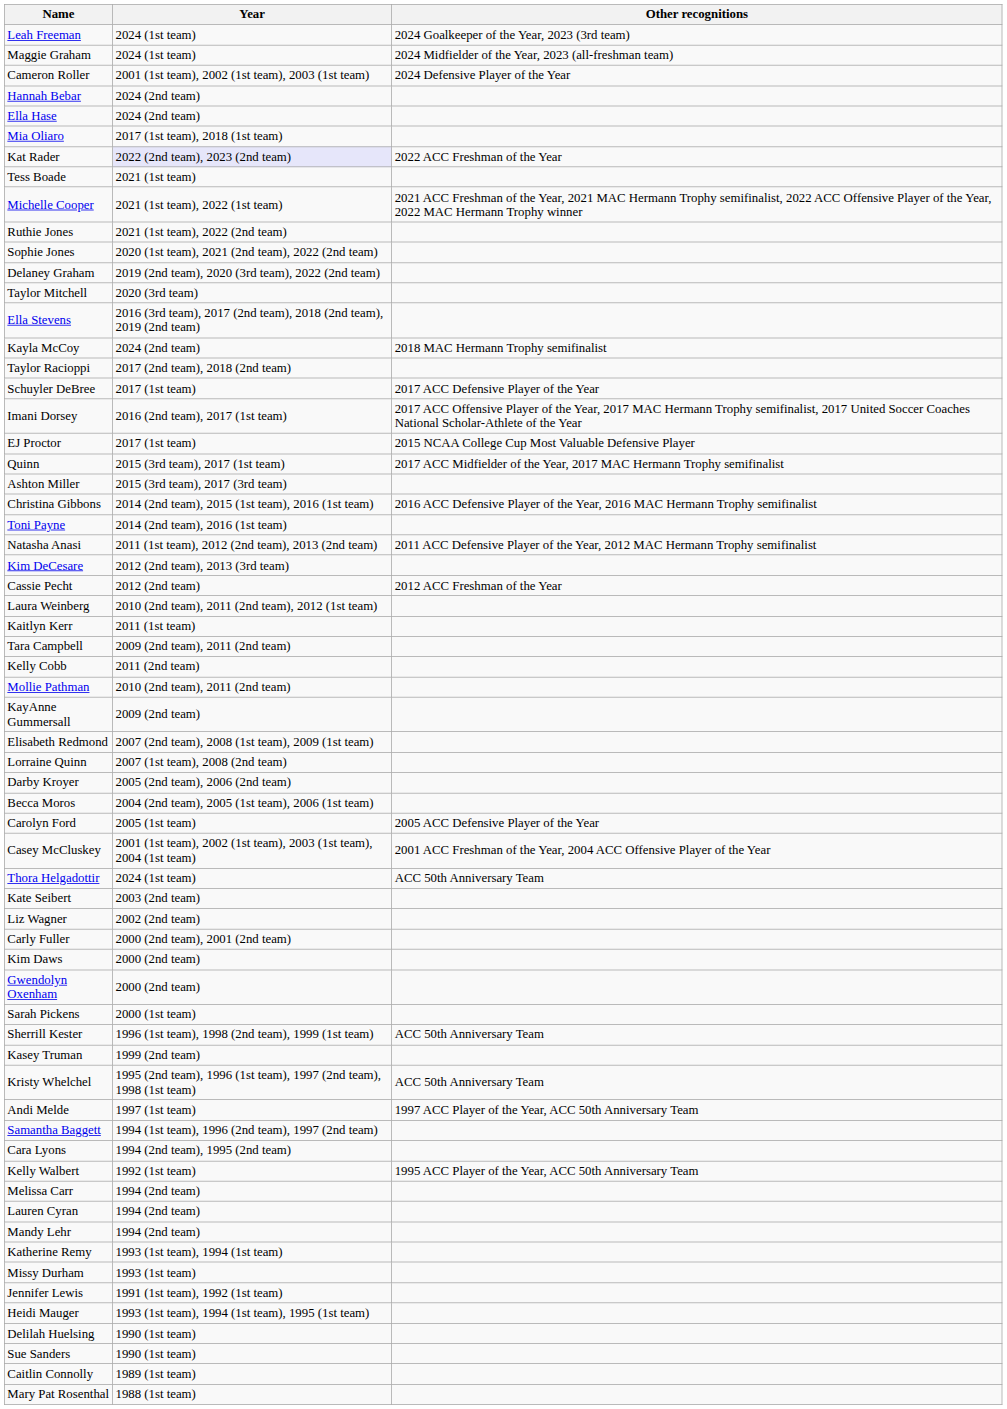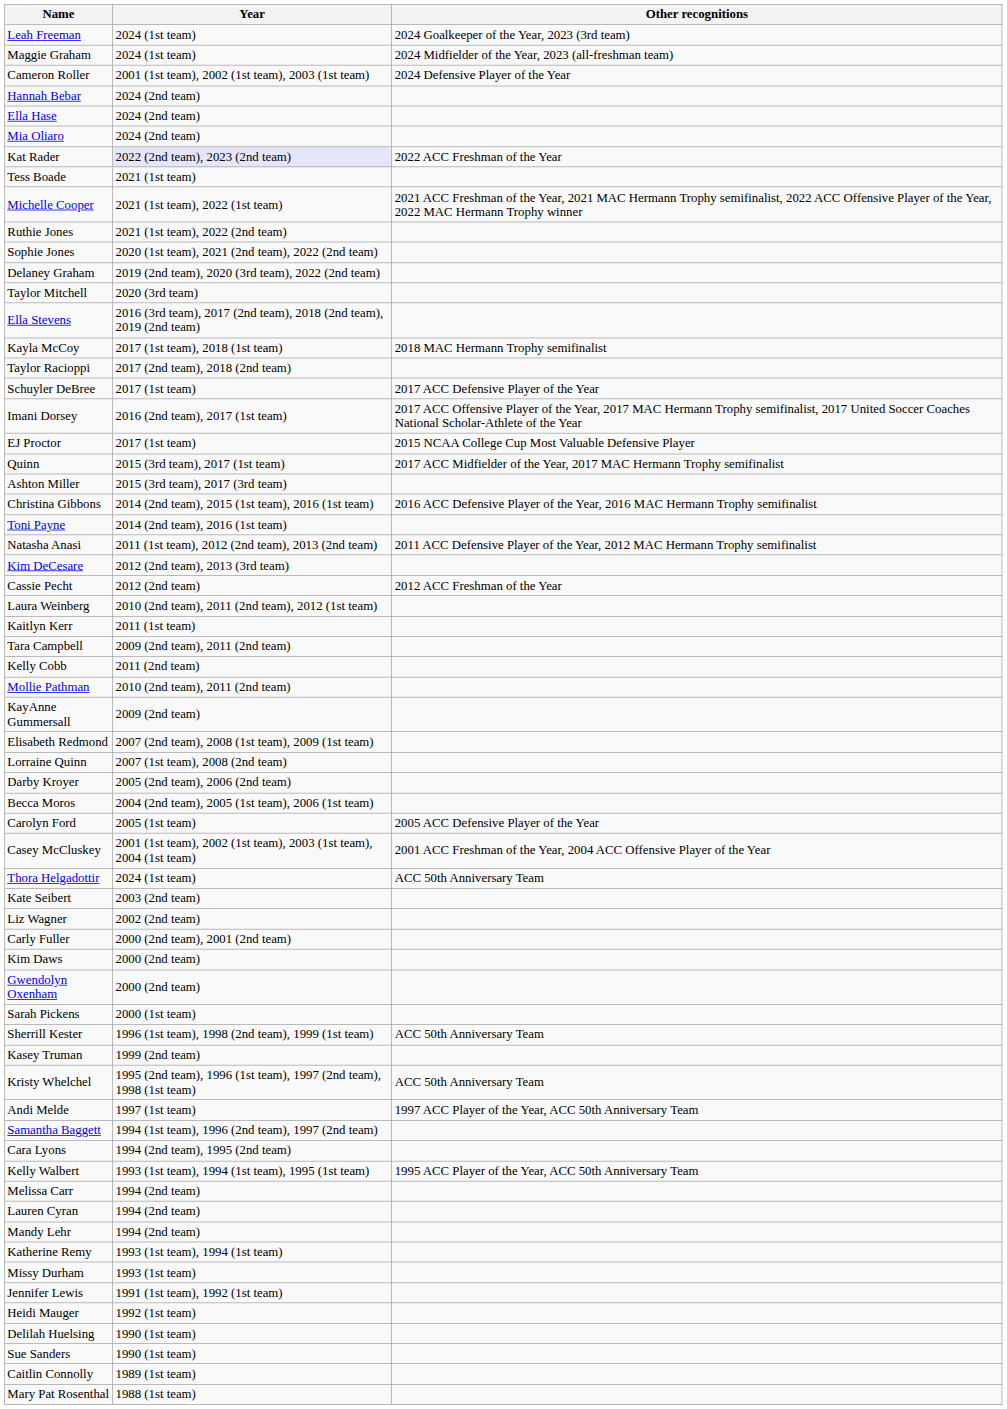(199, 136) 2017 (1st team), 2018 (1st team) -> (158, 136) 2024 (2nd team)
(158, 347) 2024 (2nd team) -> (199, 347) 2017 (1st team), 2018 (1st team)
(156, 1171) 1992 (1st team) -> (242, 1171) 1993 (1st team), 1994 (1st team), 1995 (1st team)
(242, 1313) 1993 (1st team), 1994 (1st team), 1995 (1st team) -> (156, 1313) 1992 (1st team)
